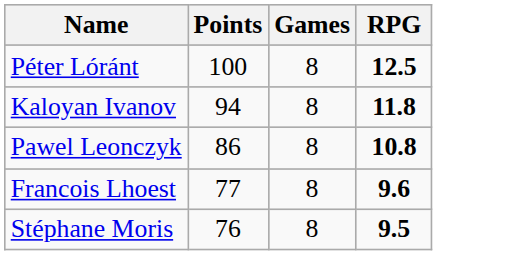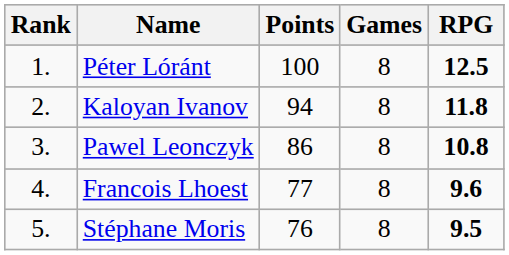+ column: (41, 24)
